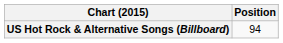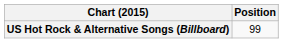(255, 29) 94 -> (255, 29) 99
